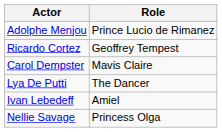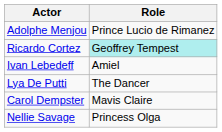(135, 48) no background -> (135, 48) paleturquoise background
rows swapped: (46, 65) <-> (40, 100)
